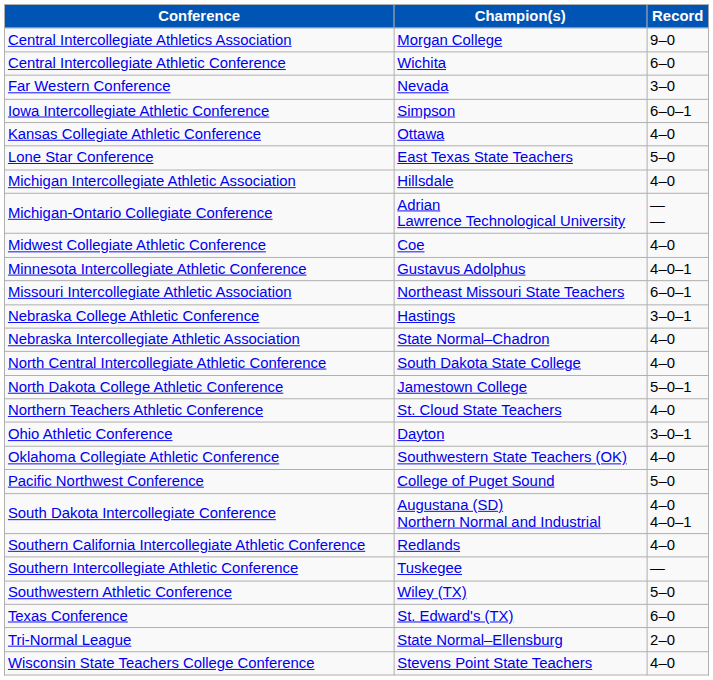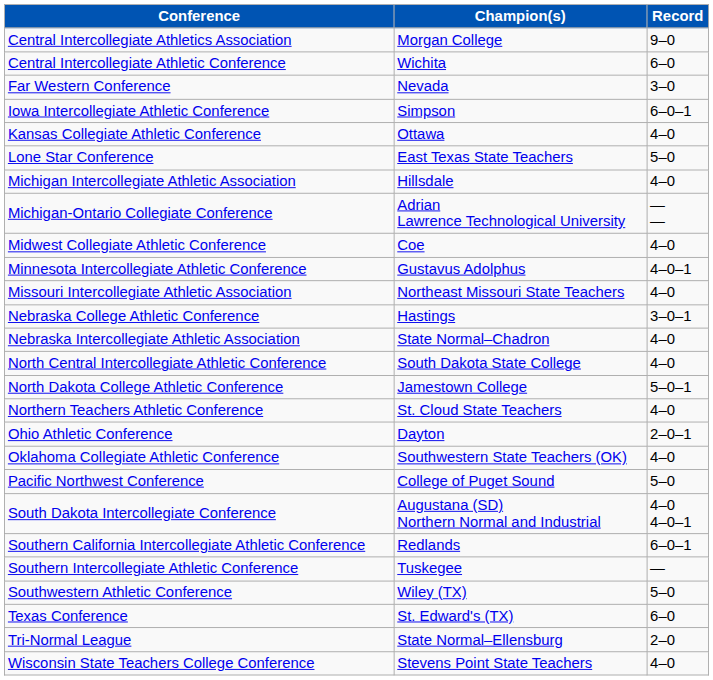(671, 292) 6–0–1 -> (663, 292) 4–0
(671, 434) 3–0–1 -> (671, 434) 2–0–1
(663, 545) 4–0 -> (671, 545) 6–0–1
